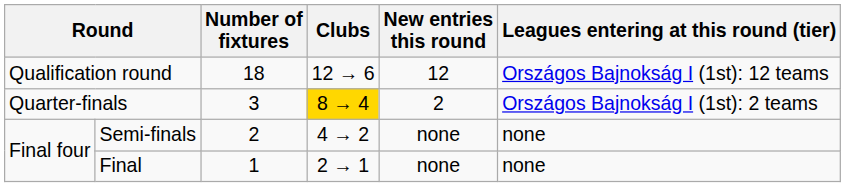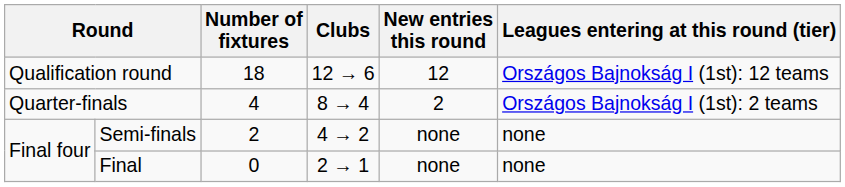(254, 103) 3 -> (254, 103) 4
(343, 103) gold background -> (343, 103) no background
(254, 165) 1 -> (254, 165) 0
